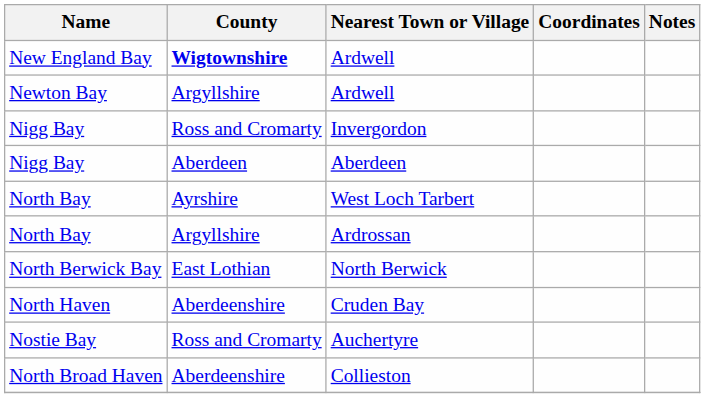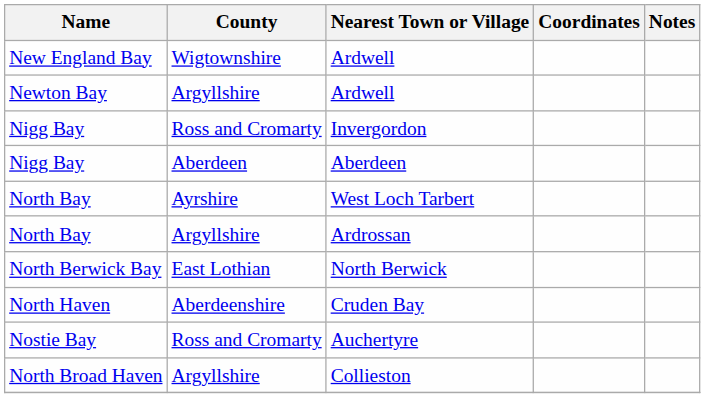(229, 57) bold -> (226, 57) normal
(228, 375) Aberdeenshire -> (216, 375) Argyllshire
